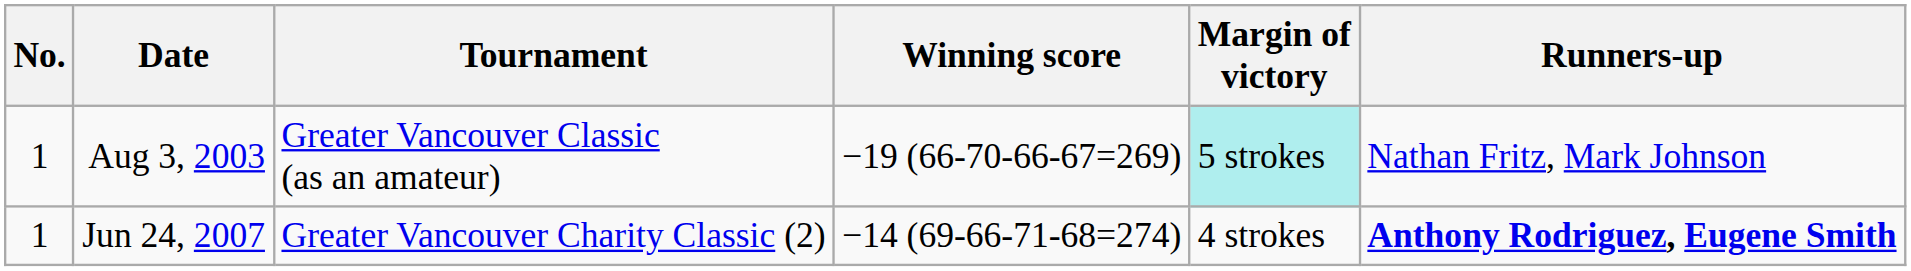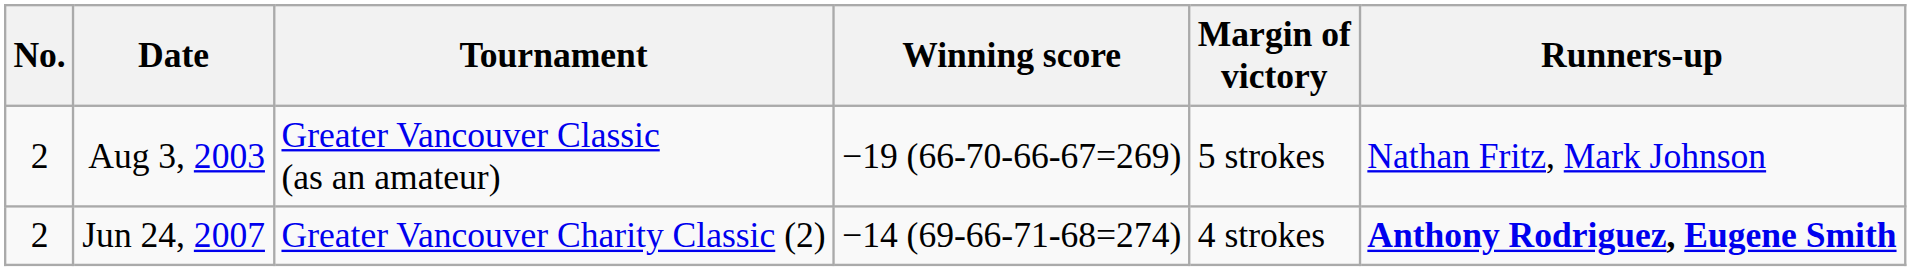(40, 155) 1 -> (40, 155) 2
(1261, 155) paleturquoise background -> (1261, 155) no background
(40, 235) 1 -> (40, 235) 2
